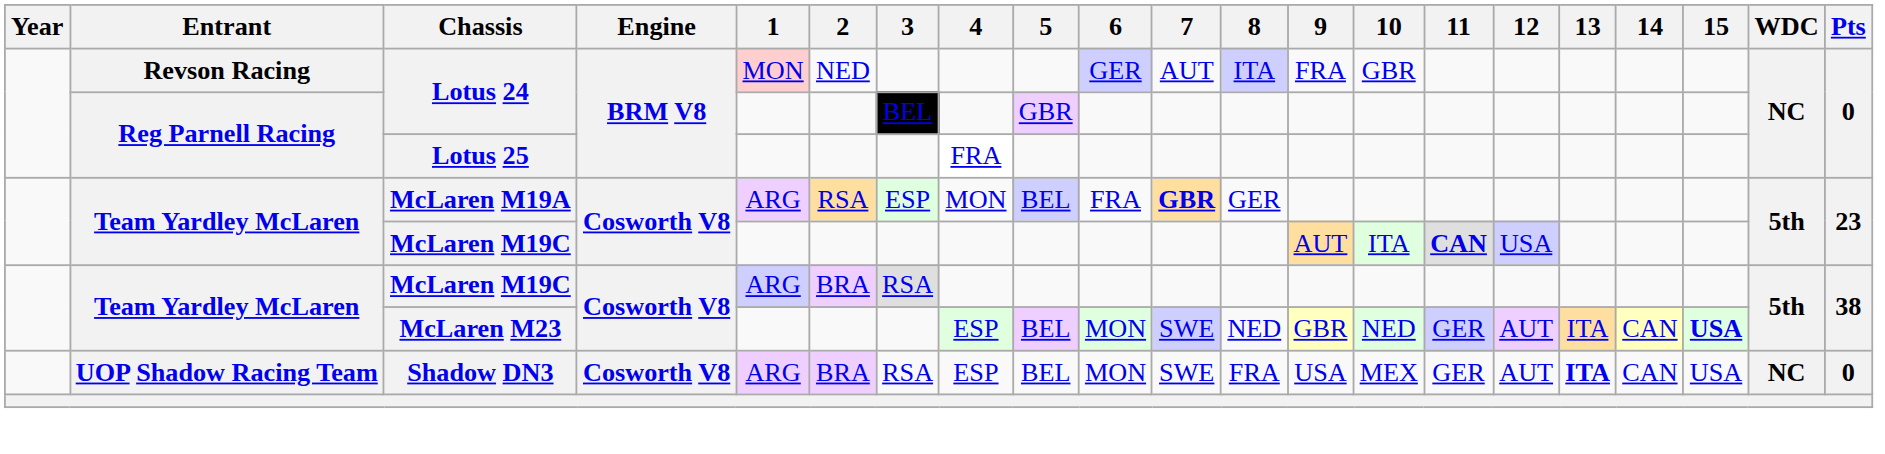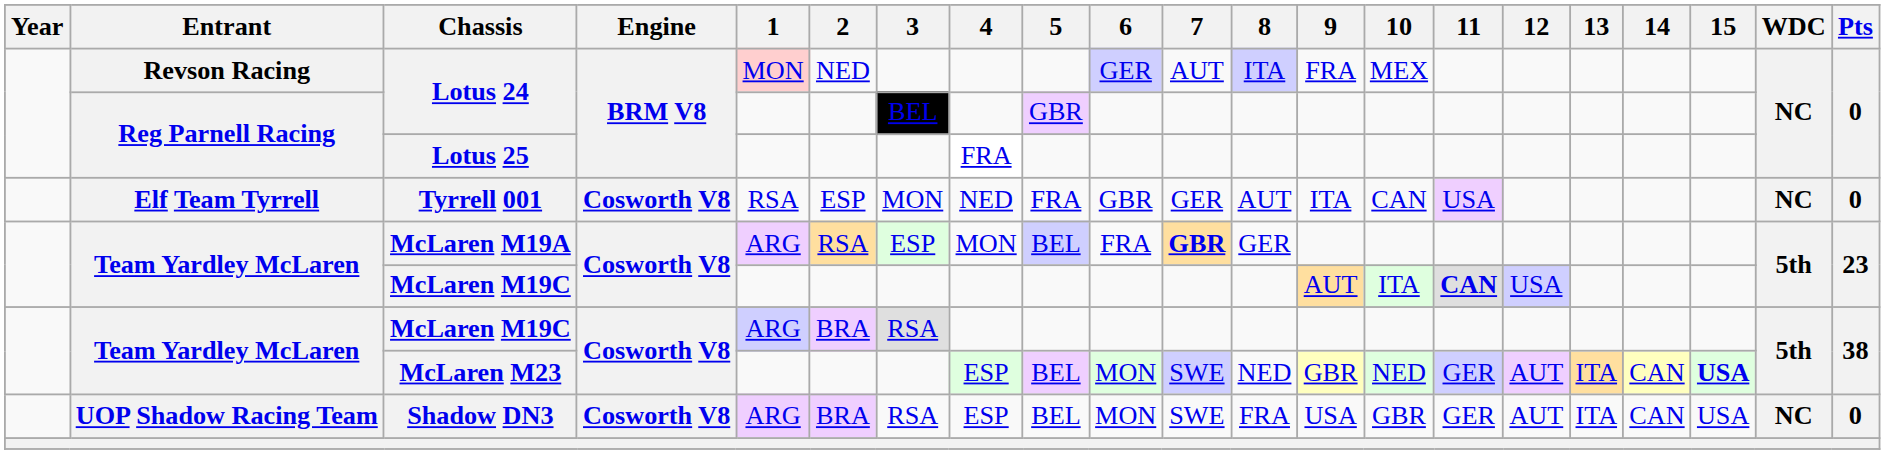(1389, 69) GBR -> (1399, 69) MEX
+ row: (227, 199)
(1389, 372) MEX -> (1399, 415) GBR
(1588, 372) bold -> (1596, 415) normal
